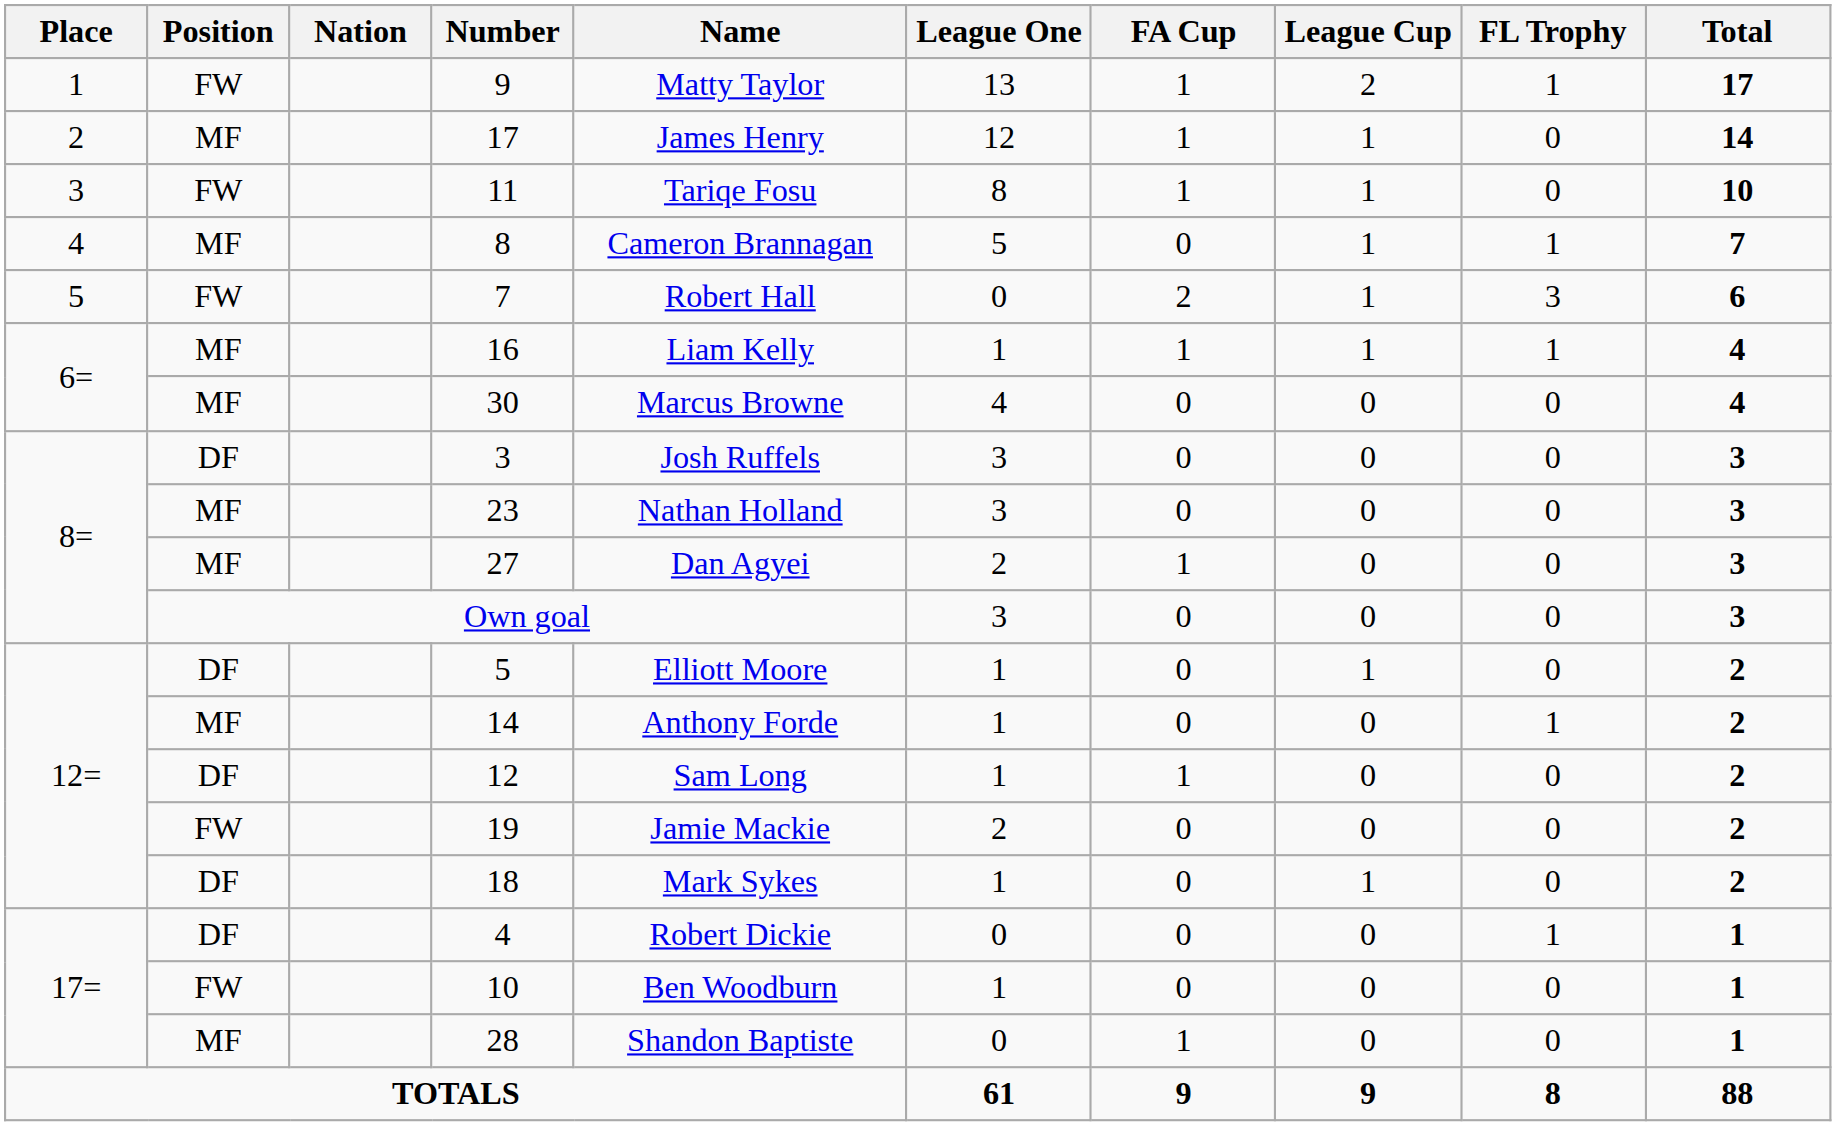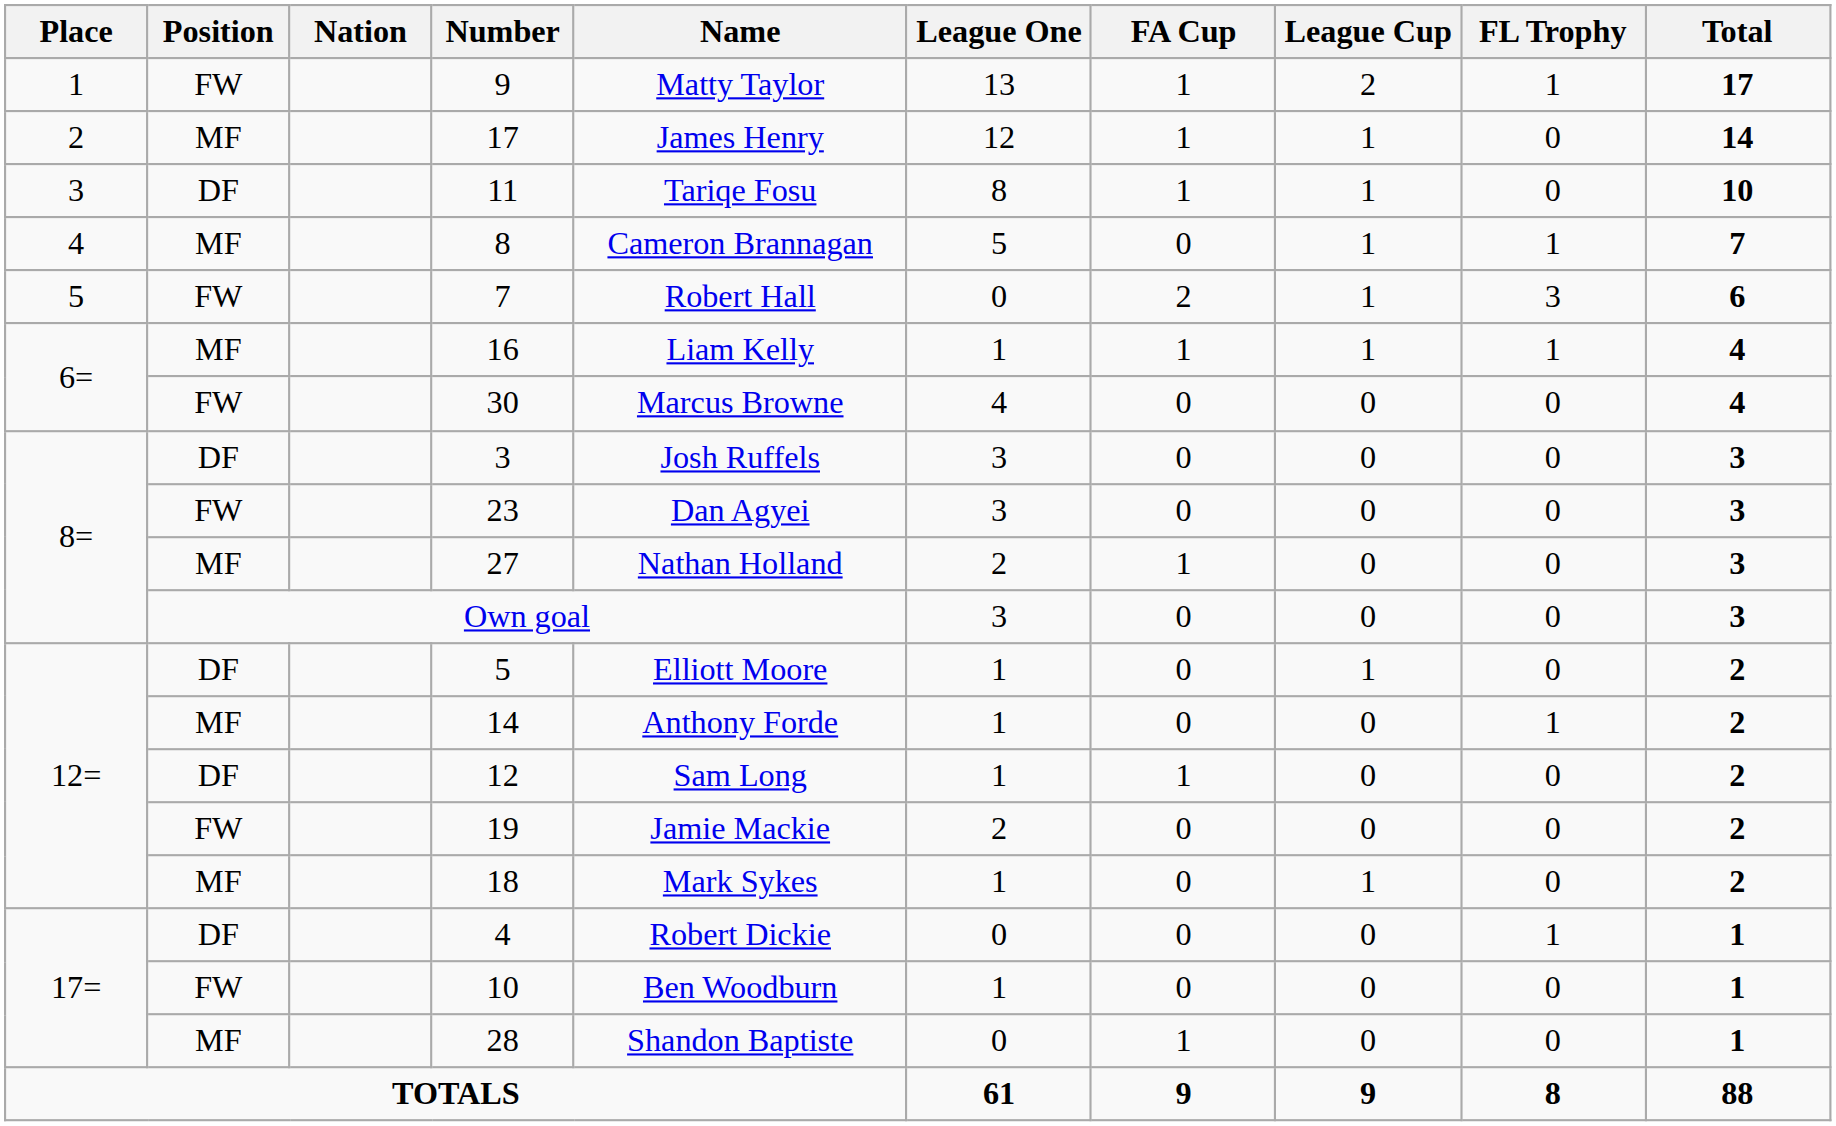(218, 190) FW -> (218, 190) DF
(218, 403) MF -> (218, 403) FW
(218, 509) MF -> (218, 509) FW
(740, 509) Nathan Holland -> (740, 509) Dan Agyei
(740, 562) Dan Agyei -> (740, 562) Nathan Holland
(218, 881) DF -> (218, 881) MF
